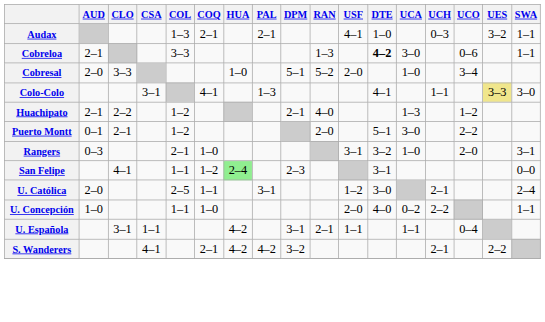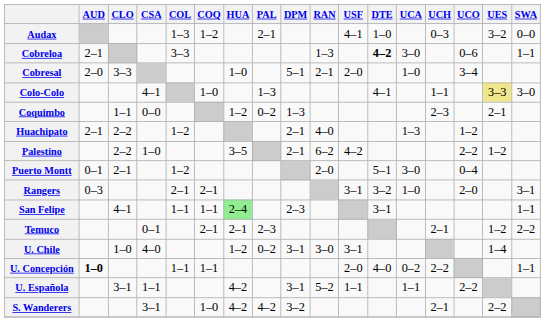(209, 33) 2–1 -> (209, 33) 1–2
(526, 33) 1–1 -> (526, 33) 0–0
(325, 72) 5–2 -> (325, 72) 2–1
(151, 92) 3–1 -> (151, 92) 4–1
(209, 92) 4–1 -> (209, 92) 1–0
+ row: (42, 112)
+ row: (42, 151)
(468, 131) 2–2 -> (468, 170) 0–4
(209, 151) 1–0 -> (209, 190) 2–1
(209, 170) 1–2 -> (209, 209) 1–1
(526, 170) 0–0 -> (526, 209) 1–1
+ row: (42, 229)
- row: (42, 190)
+ row: (42, 249)
(94, 209) normal -> (94, 268) bold
(209, 209) 1–0 -> (209, 268) 1–1
(325, 229) 2–1 -> (325, 287) 5–2
(468, 229) 0–4 -> (468, 287) 2–2
(151, 248) 4–1 -> (151, 307) 3–1
(209, 248) 2–1 -> (209, 307) 1–0
